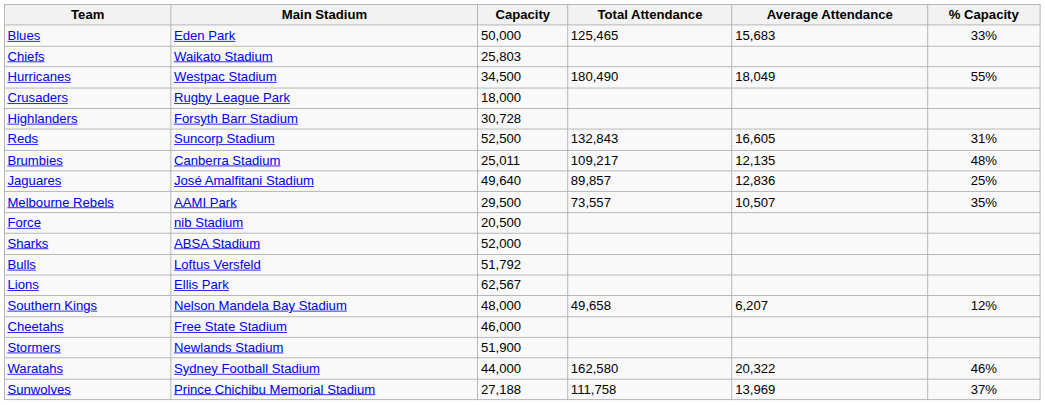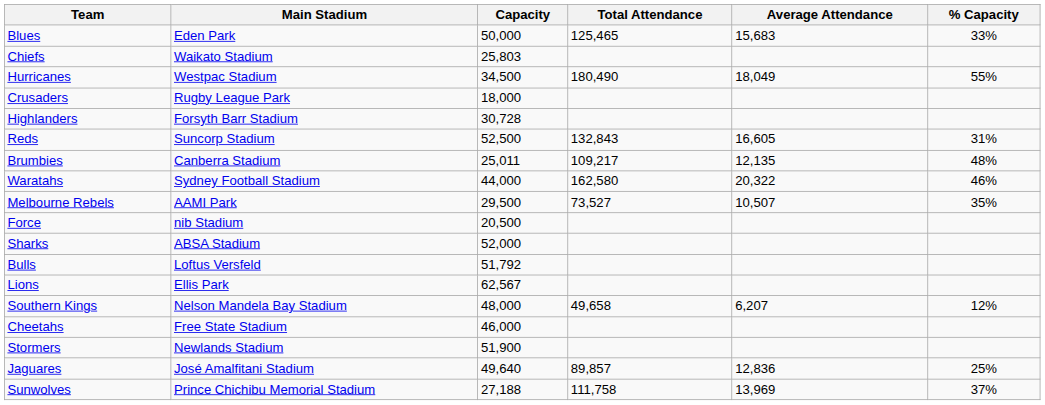rows swapped: (35, 368) <-> (34, 181)
(591, 202) 73,557 -> (591, 202) 73,527
